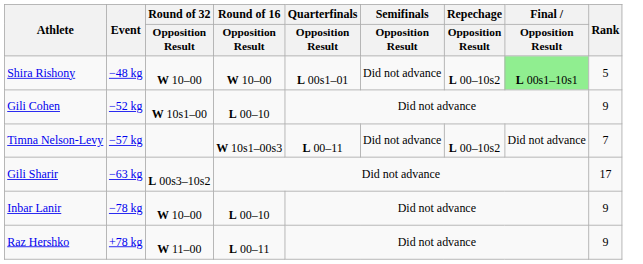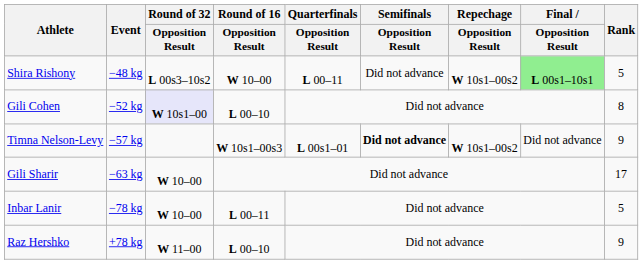(179, 80) W 10–00 -> (179, 80) L 00s3–10s2
(323, 80) L 00s1–01 -> (323, 80) L 00–11
(474, 80) L 00–10s2 -> (485, 80) W 10s1–00s2
(179, 114) no background -> (179, 114) lavender background
(605, 107) 9 -> (621, 107) 8
(323, 148) L 00–11 -> (323, 148) L 00s1–01
(402, 141) normal -> (405, 141) bold
(474, 148) L 00–10s2 -> (485, 148) W 10s1–00s2
(605, 141) 7 -> (621, 141) 9
(179, 181) L 00s3–10s2 -> (179, 181) W 10–00
(249, 215) L 00–10 -> (249, 215) L 00–11
(605, 208) 9 -> (621, 208) 5
(249, 249) L 00–11 -> (249, 249) L 00–10
